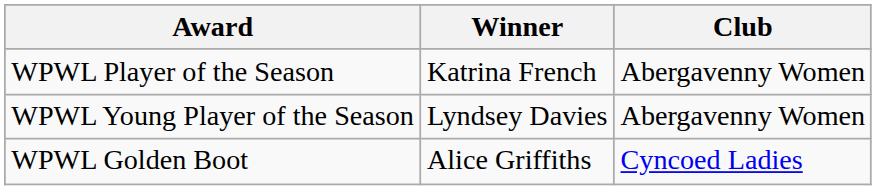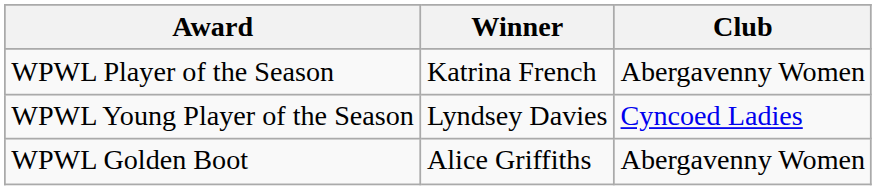(743, 116) Abergavenny Women -> (712, 116) Cyncoed Ladies
(712, 160) Cyncoed Ladies -> (743, 160) Abergavenny Women
